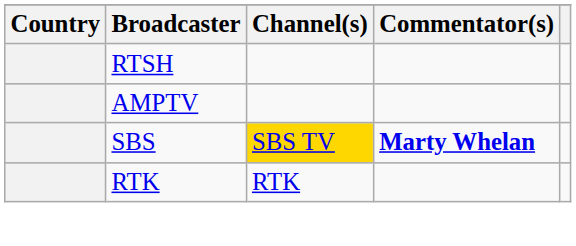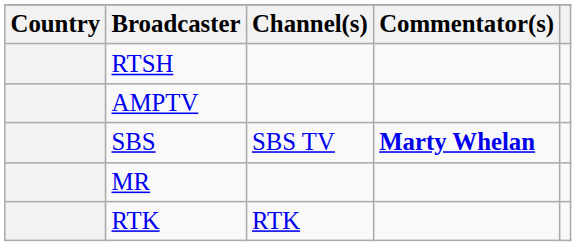(293, 142) gold background -> (293, 142) no background
+ row: (131, 181)
